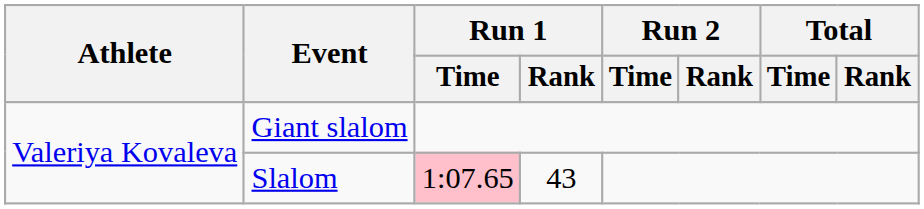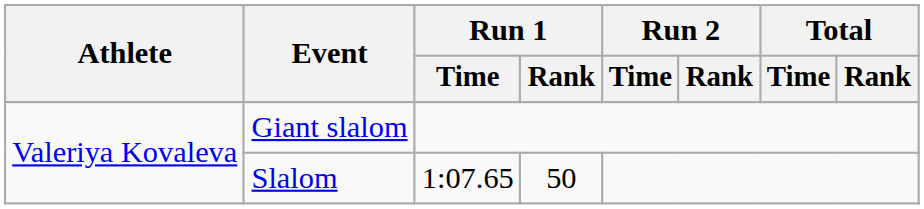(468, 177) pink background -> (468, 177) no background
(561, 177) 43 -> (561, 177) 50
